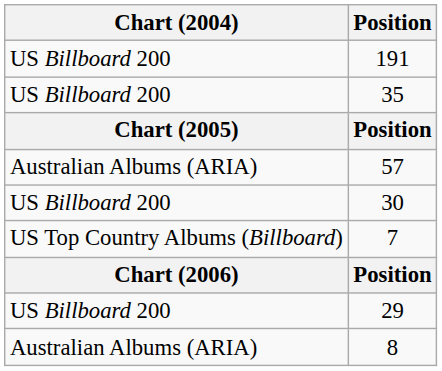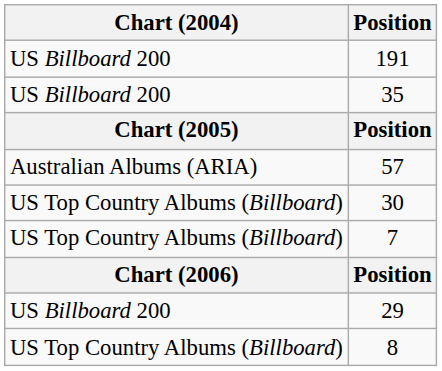(90, 202) US Billboard 200 -> (176, 202) US Top Country Albums (Billboard)
(134, 346) Australian Albums (ARIA) -> (176, 346) US Top Country Albums (Billboard)
